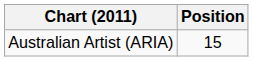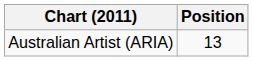(213, 42) 15 -> (213, 42) 13
